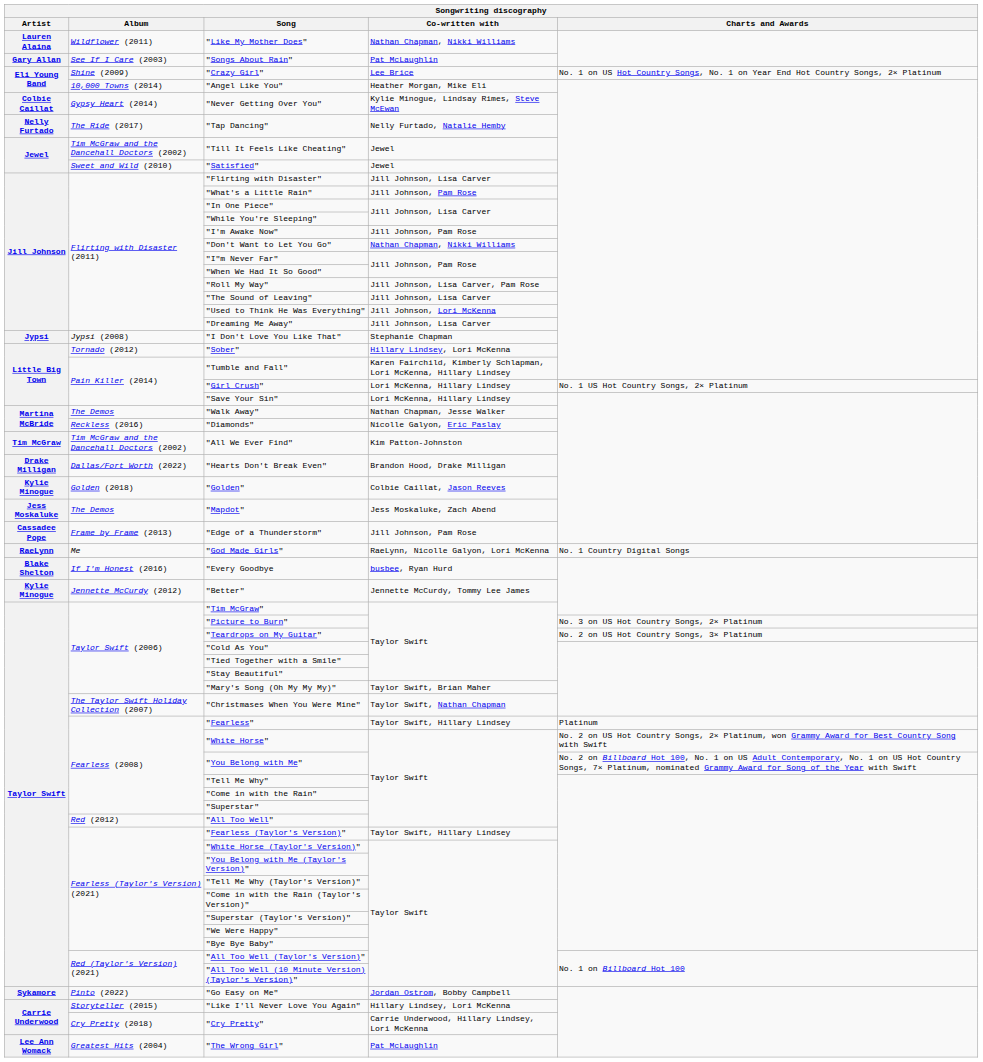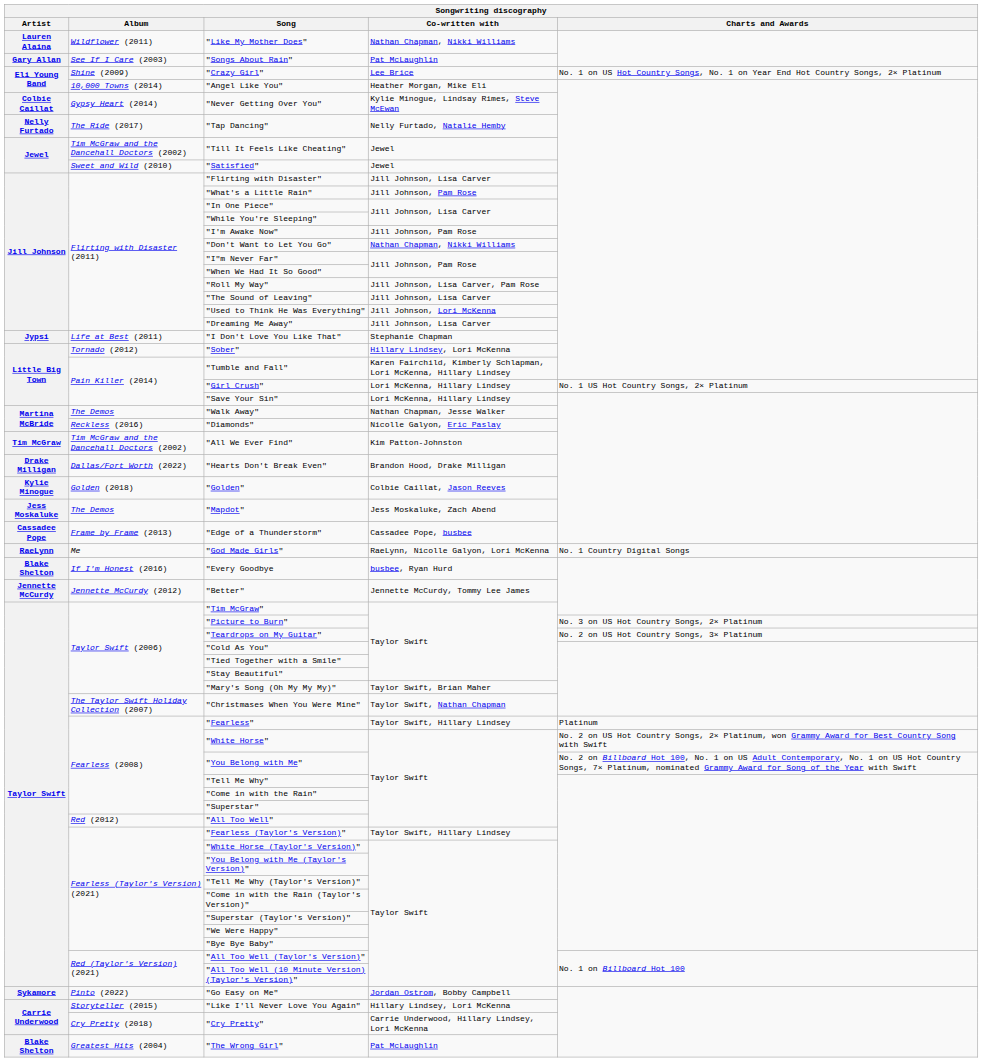(100, 337) Jypsi (2008) -> (117, 337) Life at Best (2011)
(423, 533) Jill Johnson, Pam Rose -> (421, 533) Cassadee Pope, busbee
(37, 591) Kylie Minogue -> (37, 591) Jennette McCurdy
(37, 1046) Lee Ann Womack -> (37, 1046) Blake Shelton
